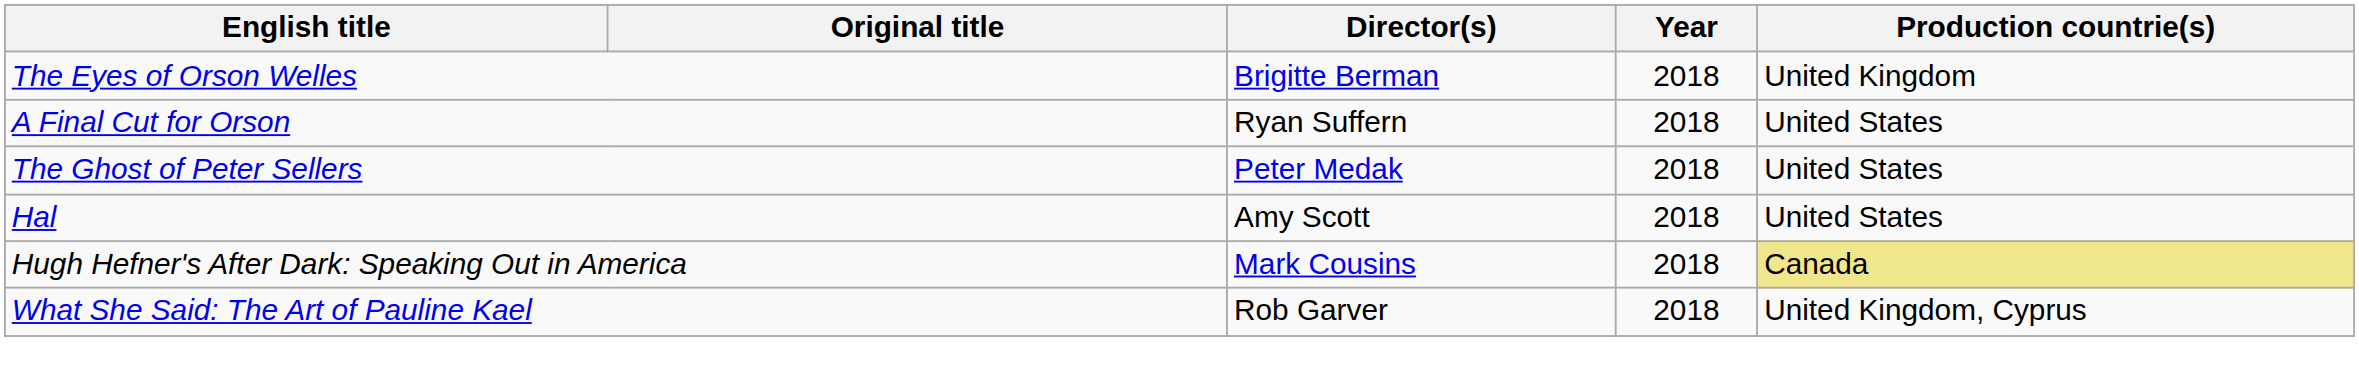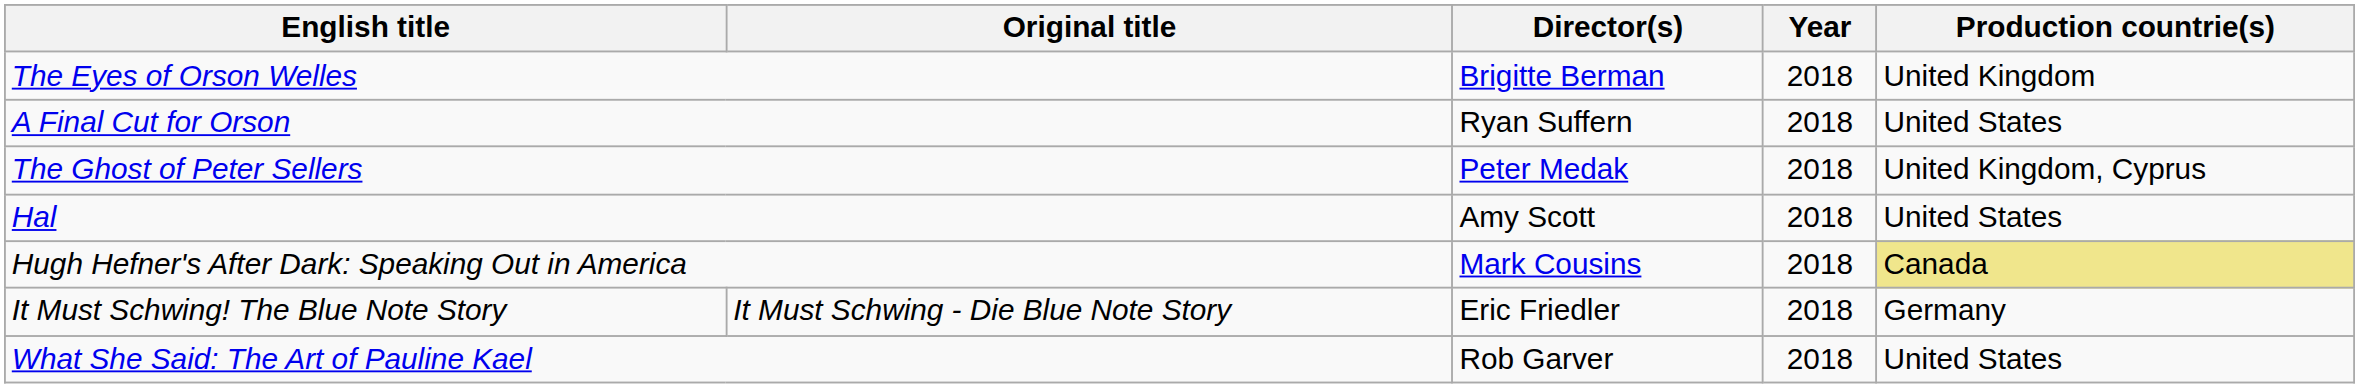(1854, 169) United States -> (2045, 169) United Kingdom, Cyprus
+ row: (259, 311)
(1925, 311) United Kingdom, Cyprus -> (1973, 358) United States
